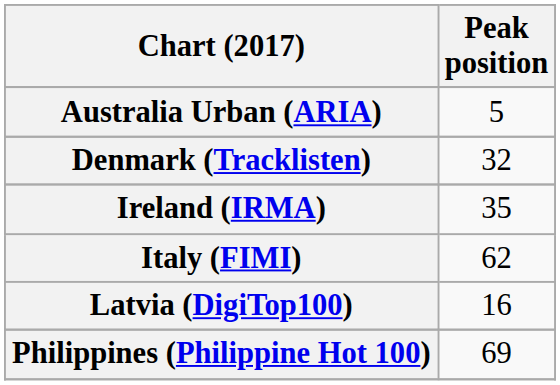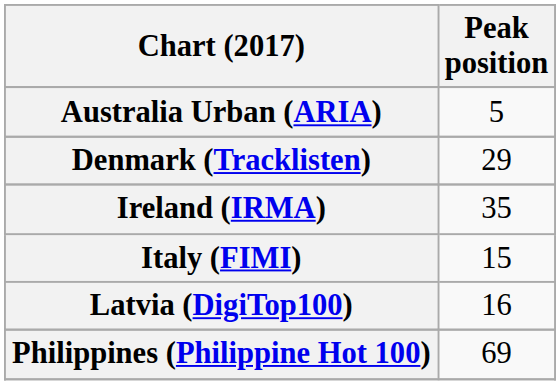(497, 160) 32 -> (497, 160) 29
(497, 256) 62 -> (497, 256) 15
